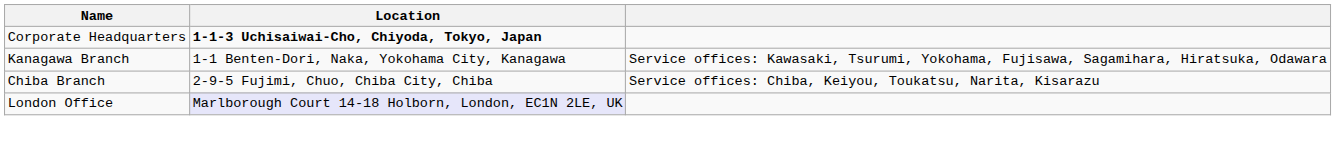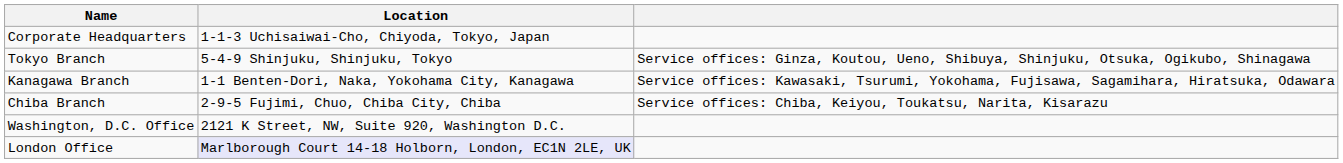(367, 38) bold -> (375, 38) normal
+ row: (56, 60)
+ row: (101, 126)
